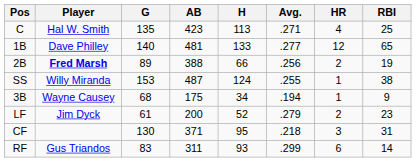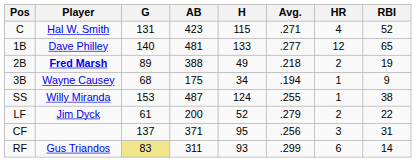(145, 30) 135 -> (145, 30) 131
(242, 30) 113 -> (242, 30) 115
(387, 30) 25 -> (387, 30) 52
(242, 64) 66 -> (242, 64) 49
(290, 64) .256 -> (290, 64) .218
rows swapped: (20, 81) <-> (20, 98)
(387, 115) 23 -> (387, 115) 22
(145, 132) 130 -> (145, 132) 137
(290, 132) .218 -> (290, 132) .256
(145, 149) no background -> (145, 149) khaki background
